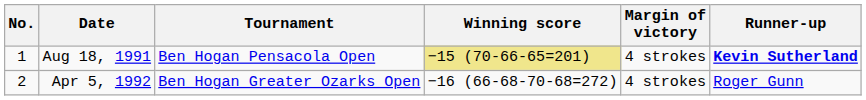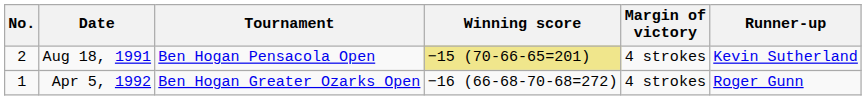(22, 59) 1 -> (22, 59) 2
(786, 59) bold -> (786, 59) normal
(22, 83) 2 -> (22, 83) 1
